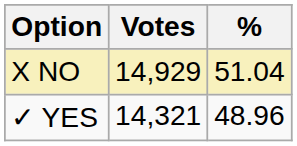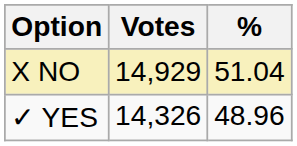(158, 117) 14,321 -> (158, 117) 14,326
